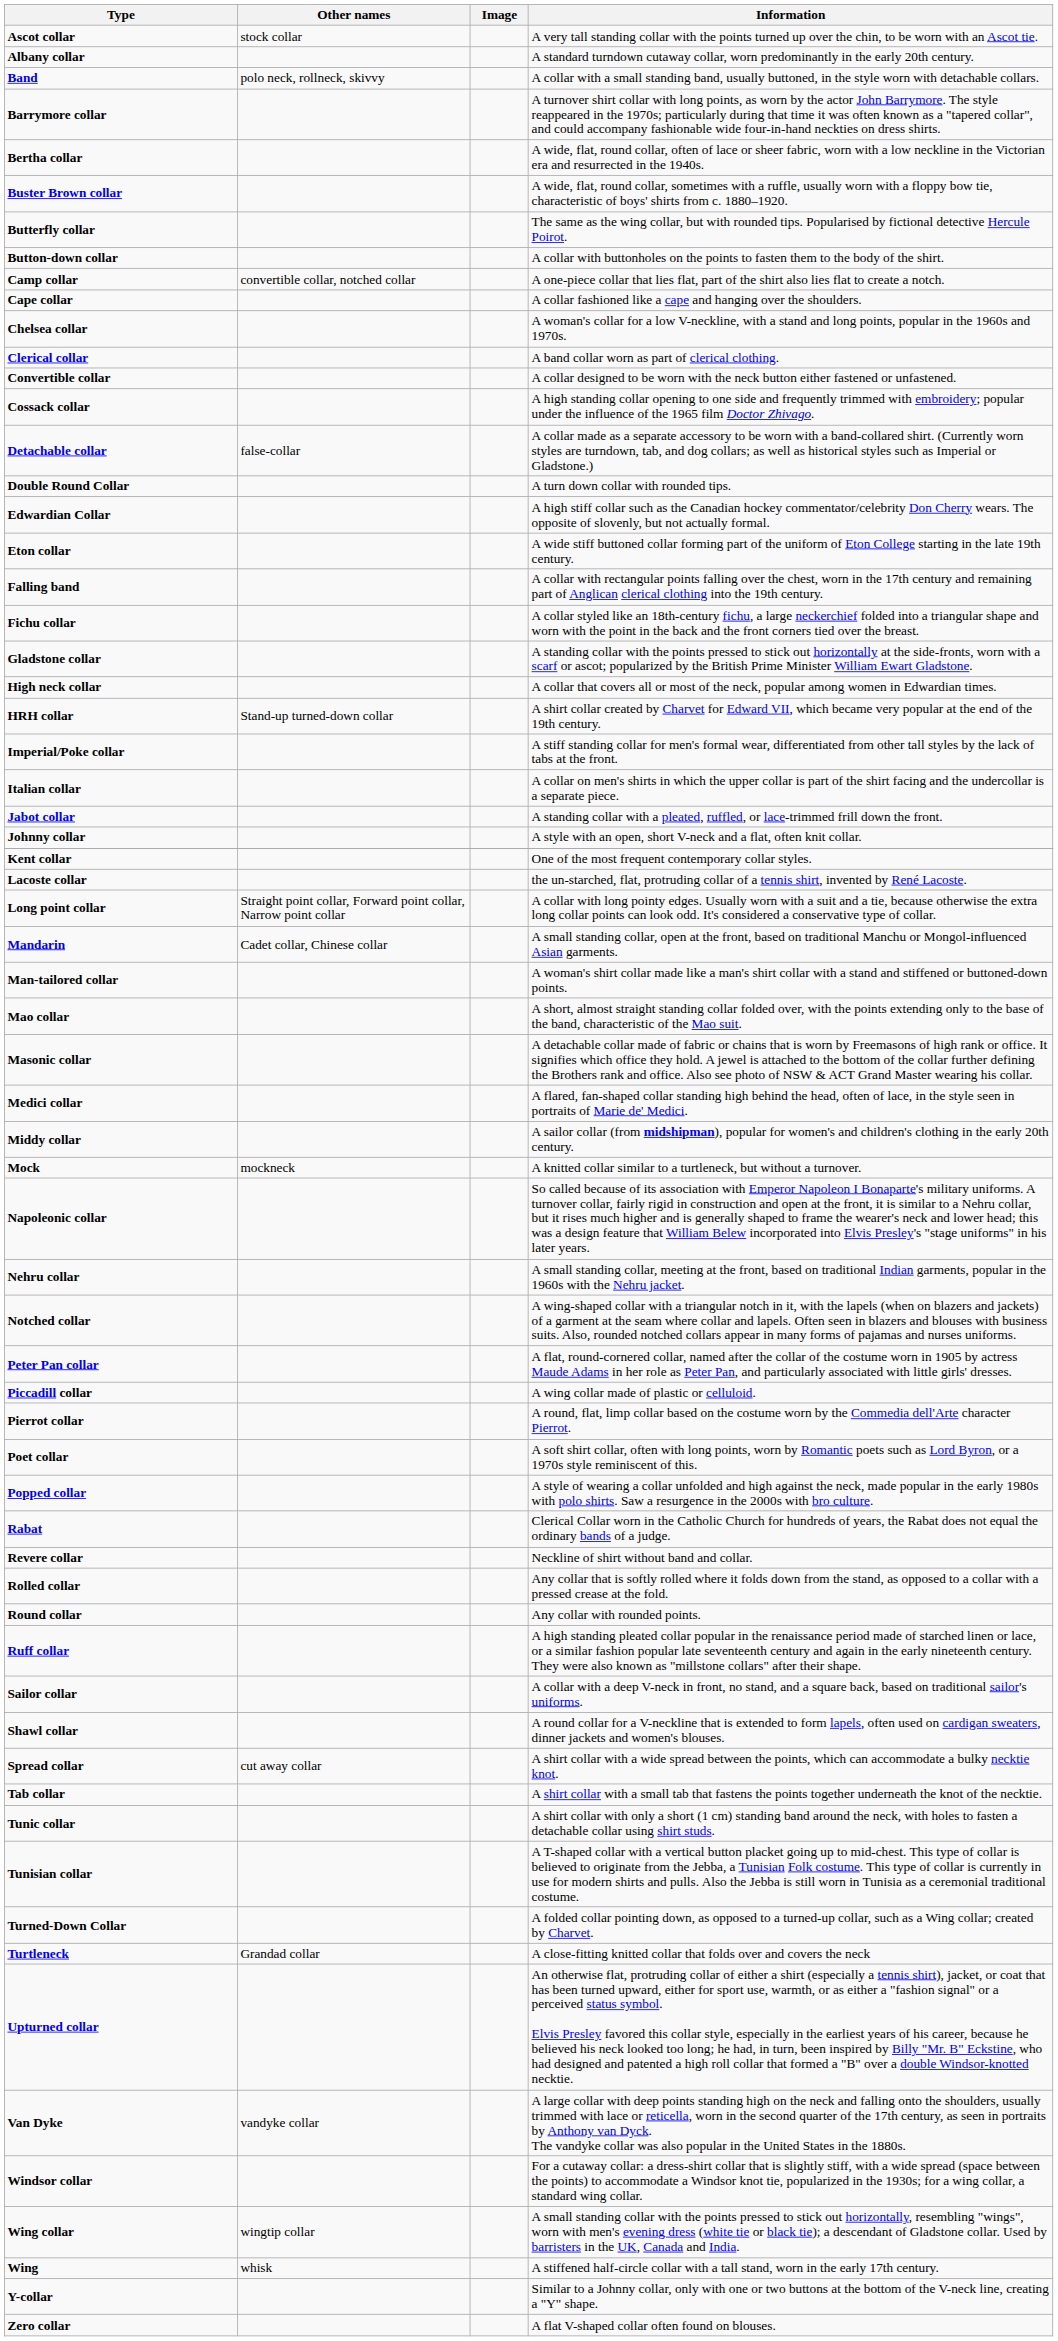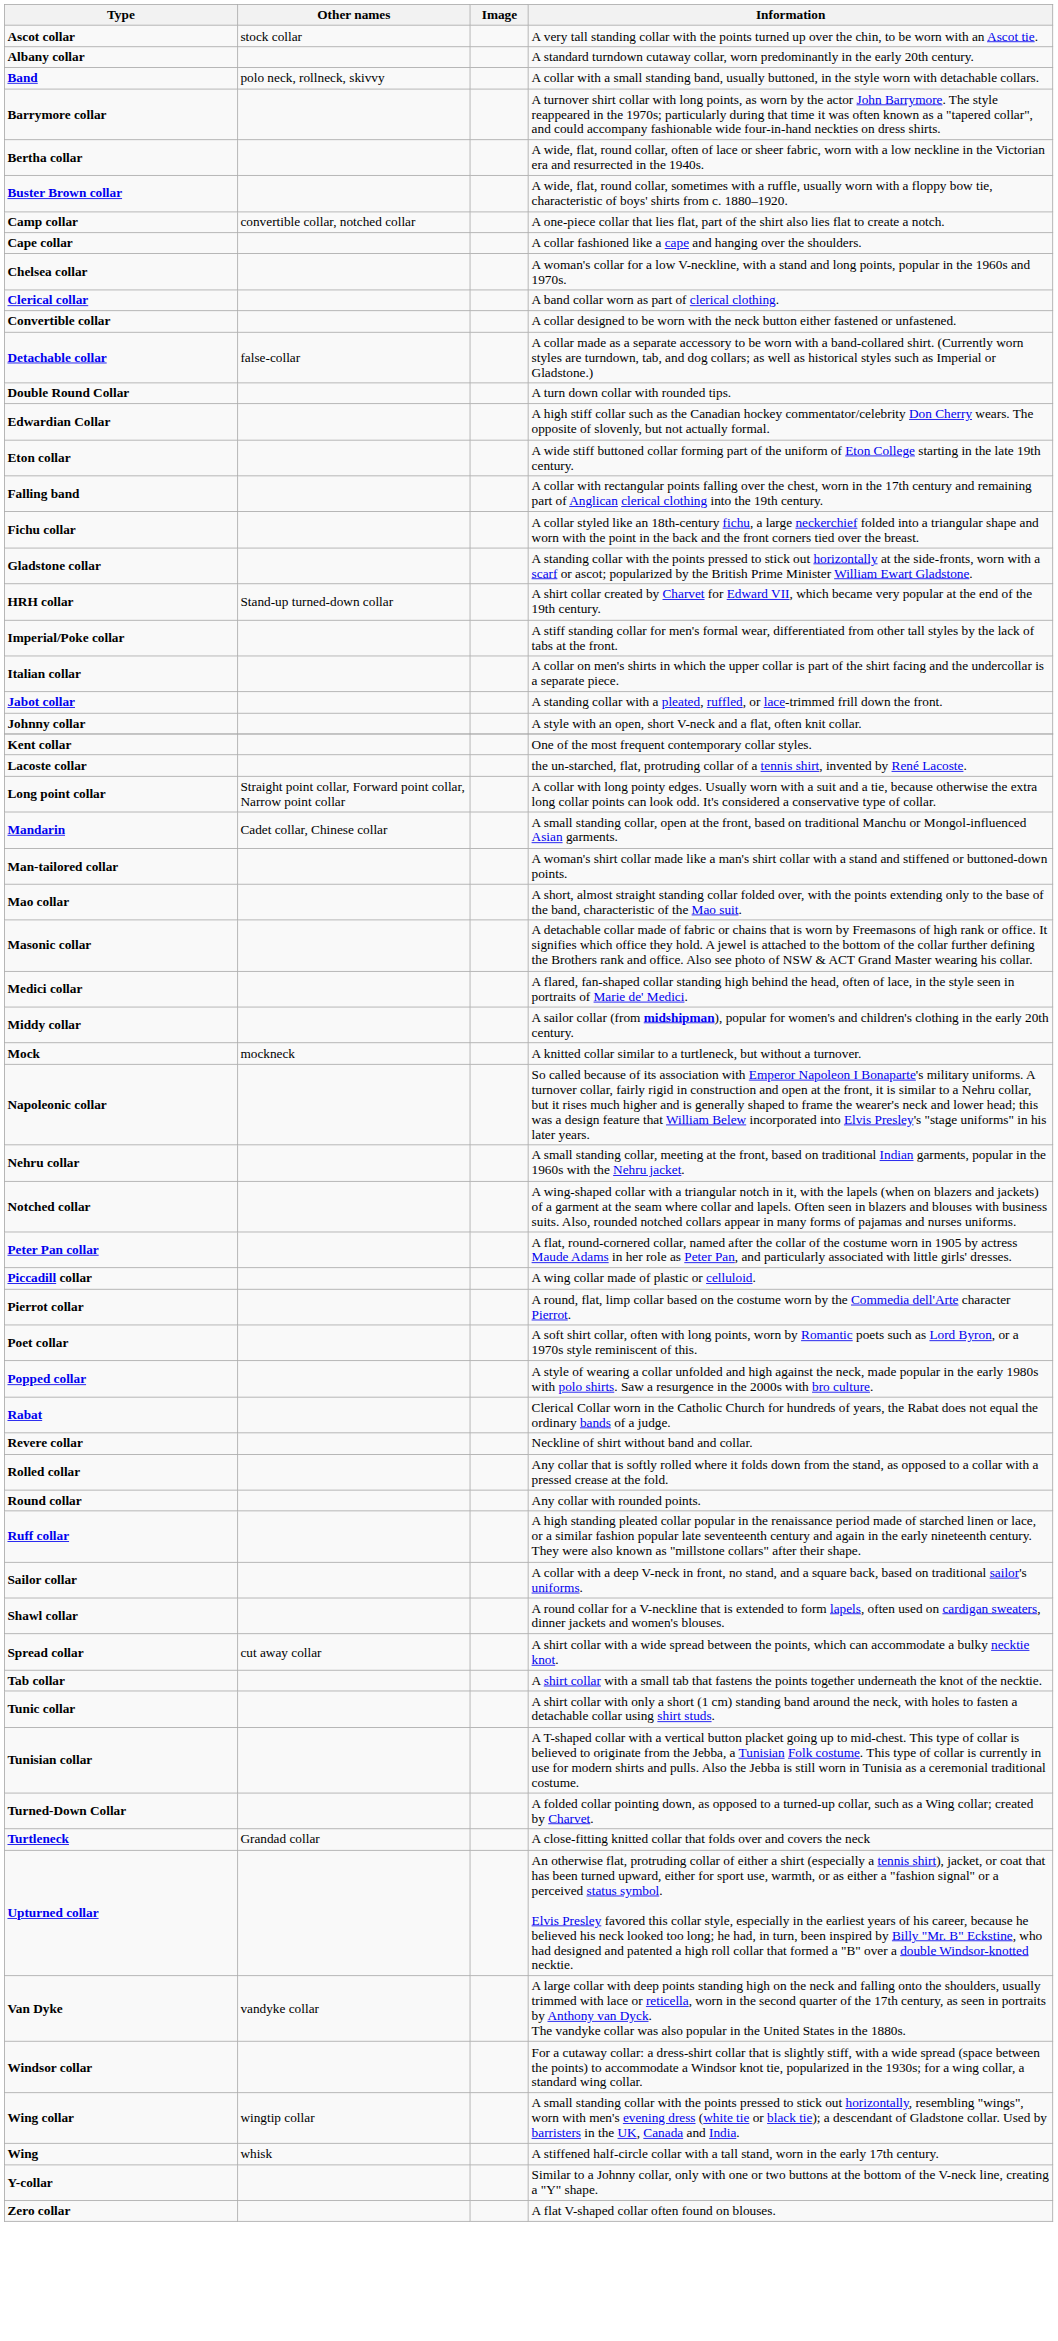- row: (51, 229)
- row: (63, 258)
- row: (49, 406)
- row: (54, 687)
